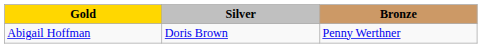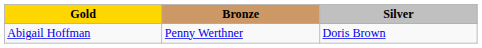columns swapped: (241, 14) <-> (398, 14)
